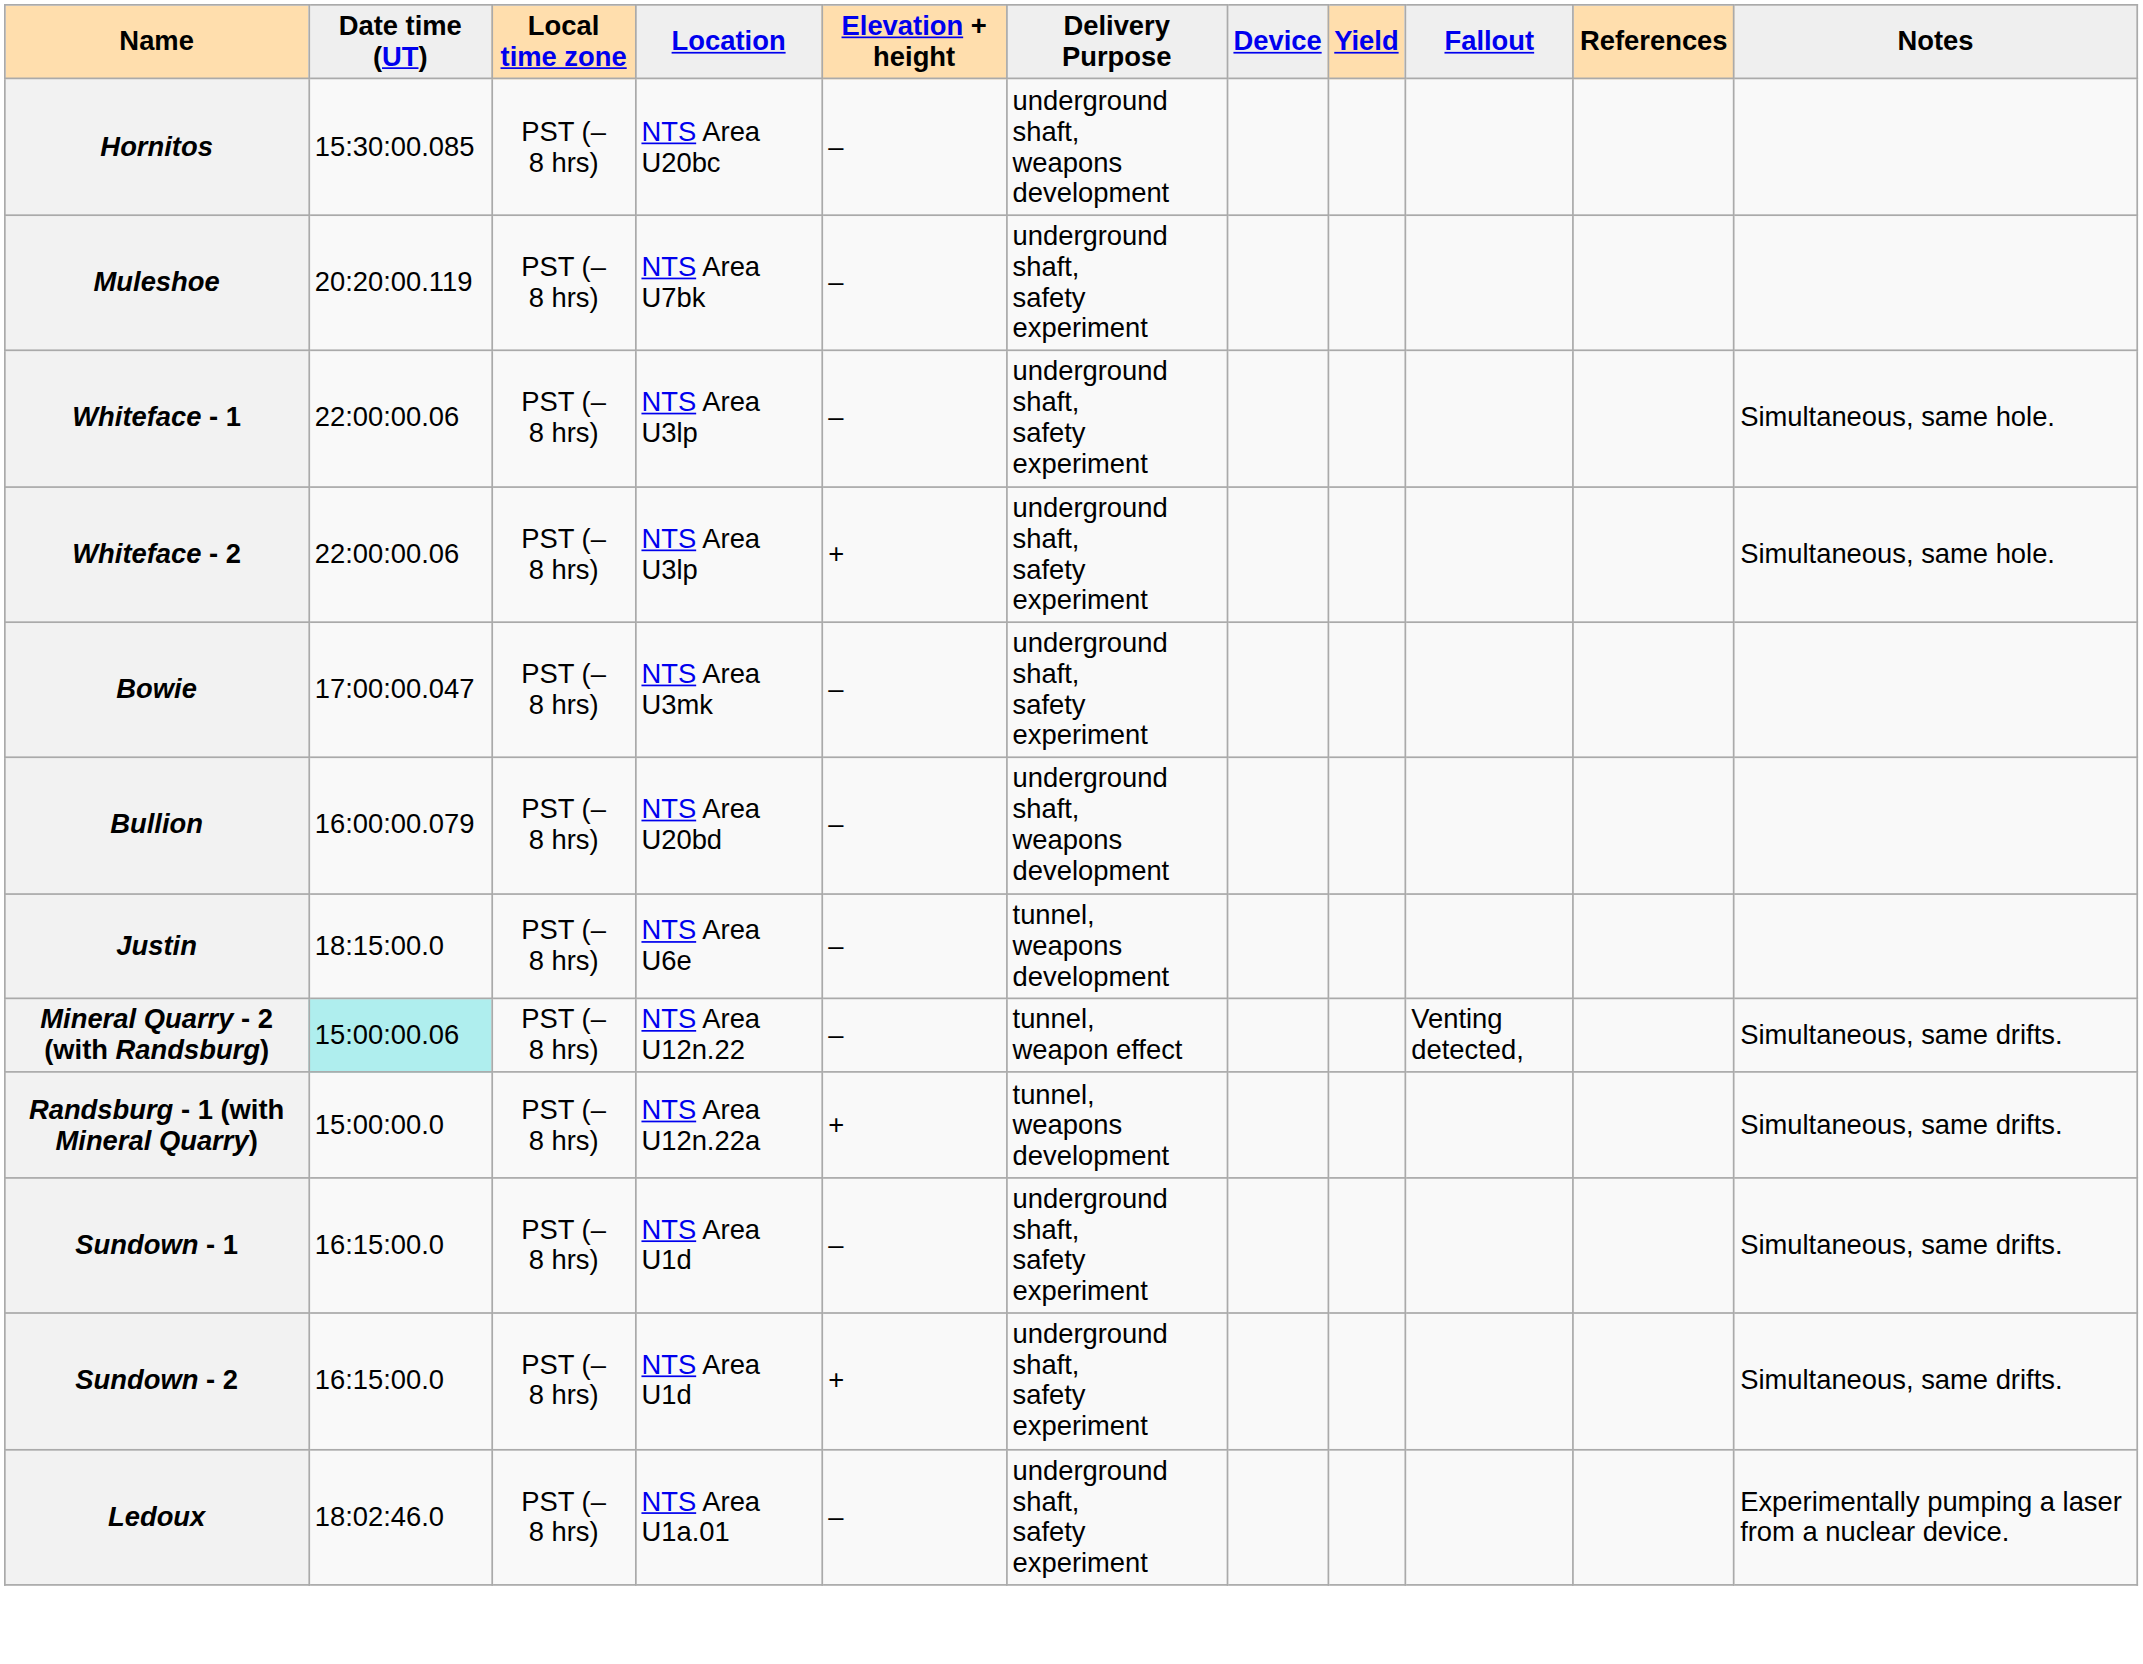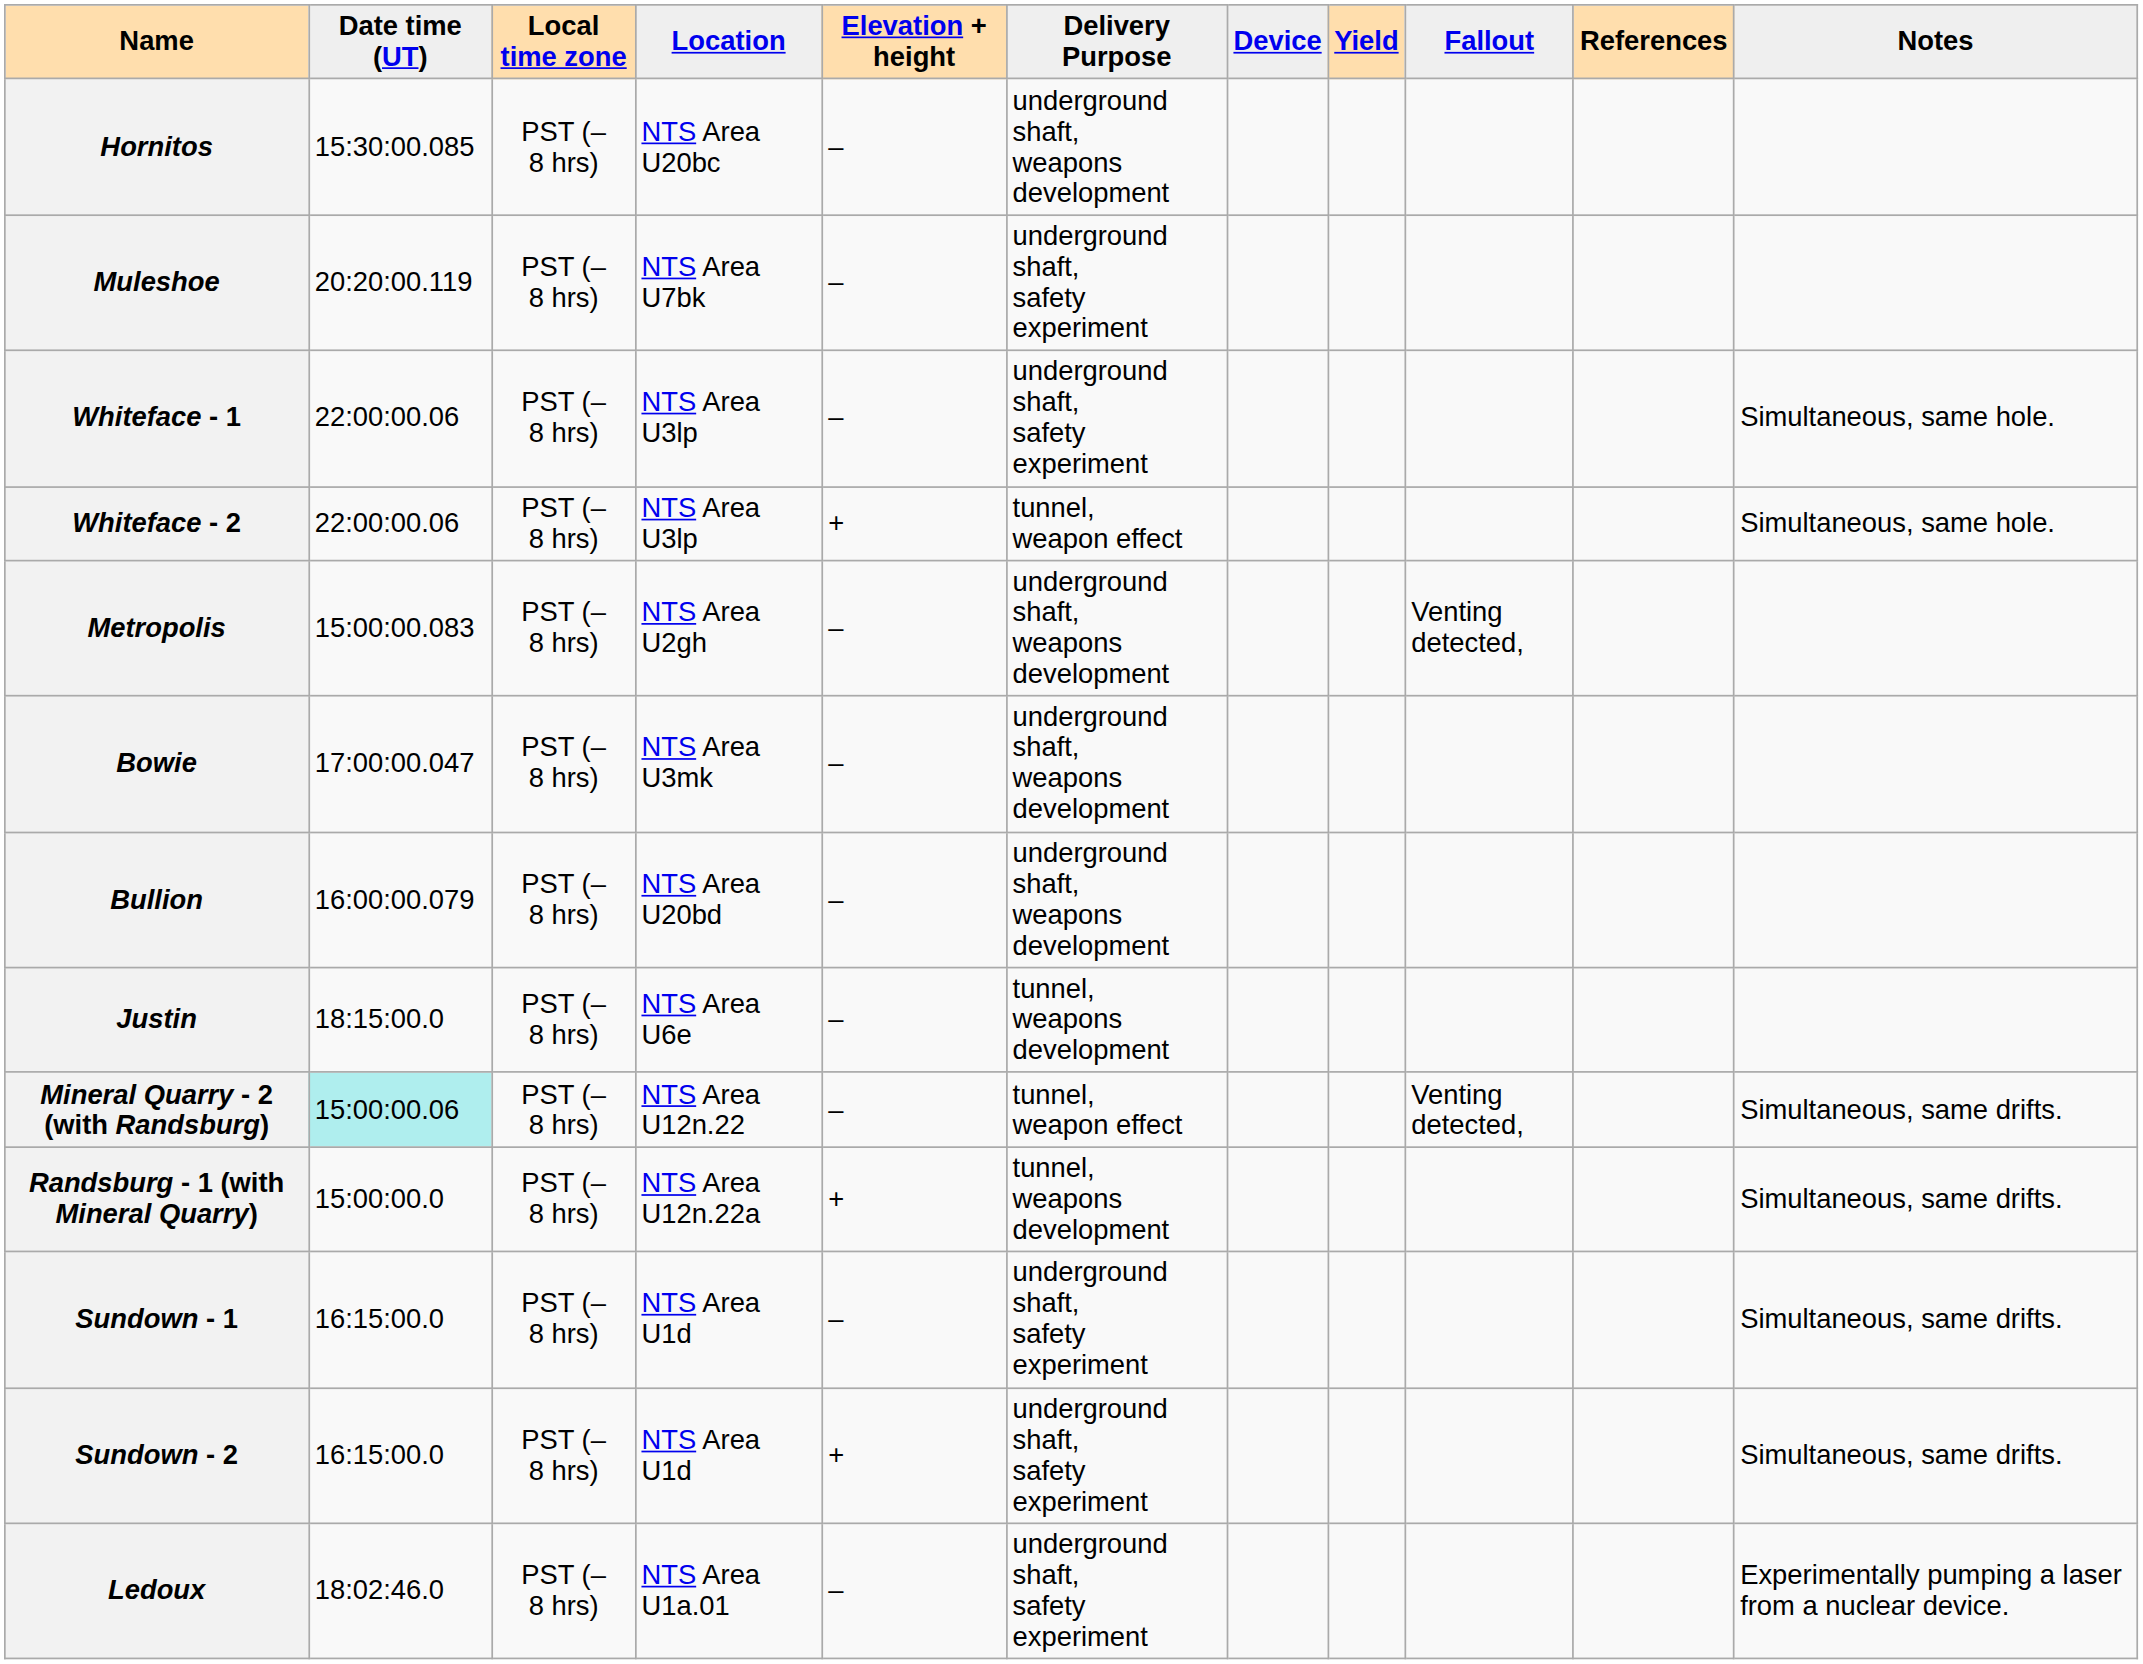(1090, 553) underground shaft, safety experiment -> (1097, 522) tunnel, weapon effect
+ row: (157, 627)
(1090, 689) underground shaft, safety experiment -> (1091, 763) underground shaft, weapons development
